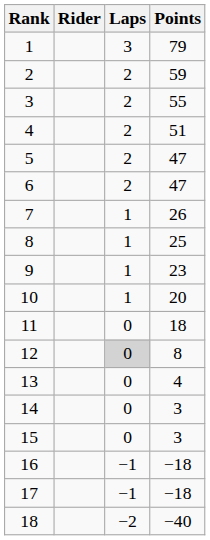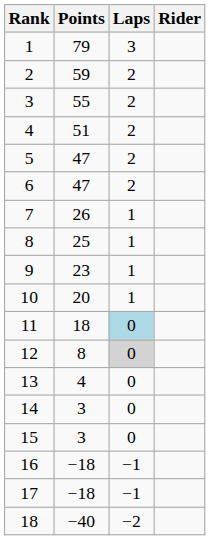columns swapped: (79, 18) <-> (178, 18)
(128, 325) no background -> (131, 325) lightblue background
